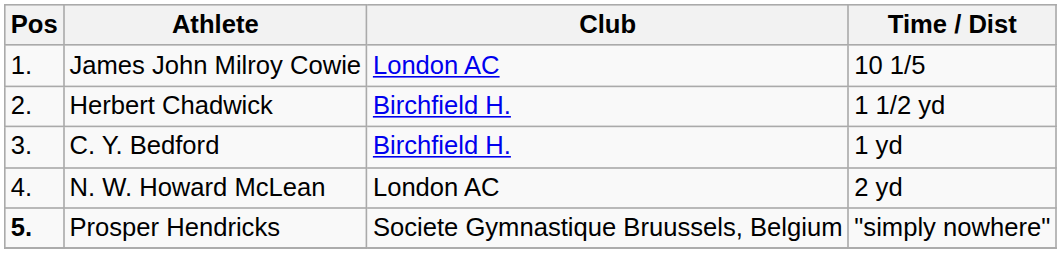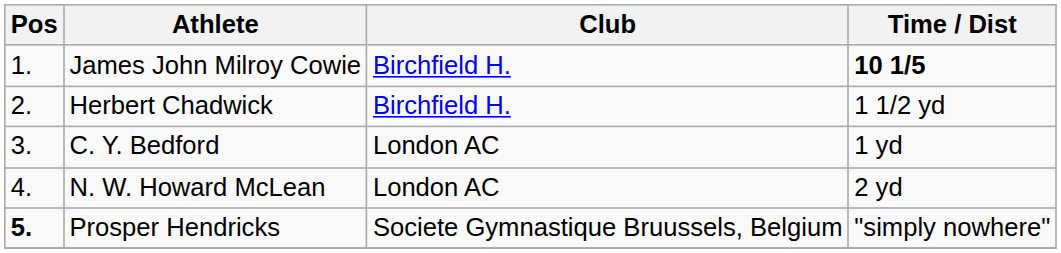(436, 65) London AC -> (442, 65) Birchfield H.
(890, 65) normal -> (890, 65) bold
(442, 146) Birchfield H. -> (436, 146) London AC
